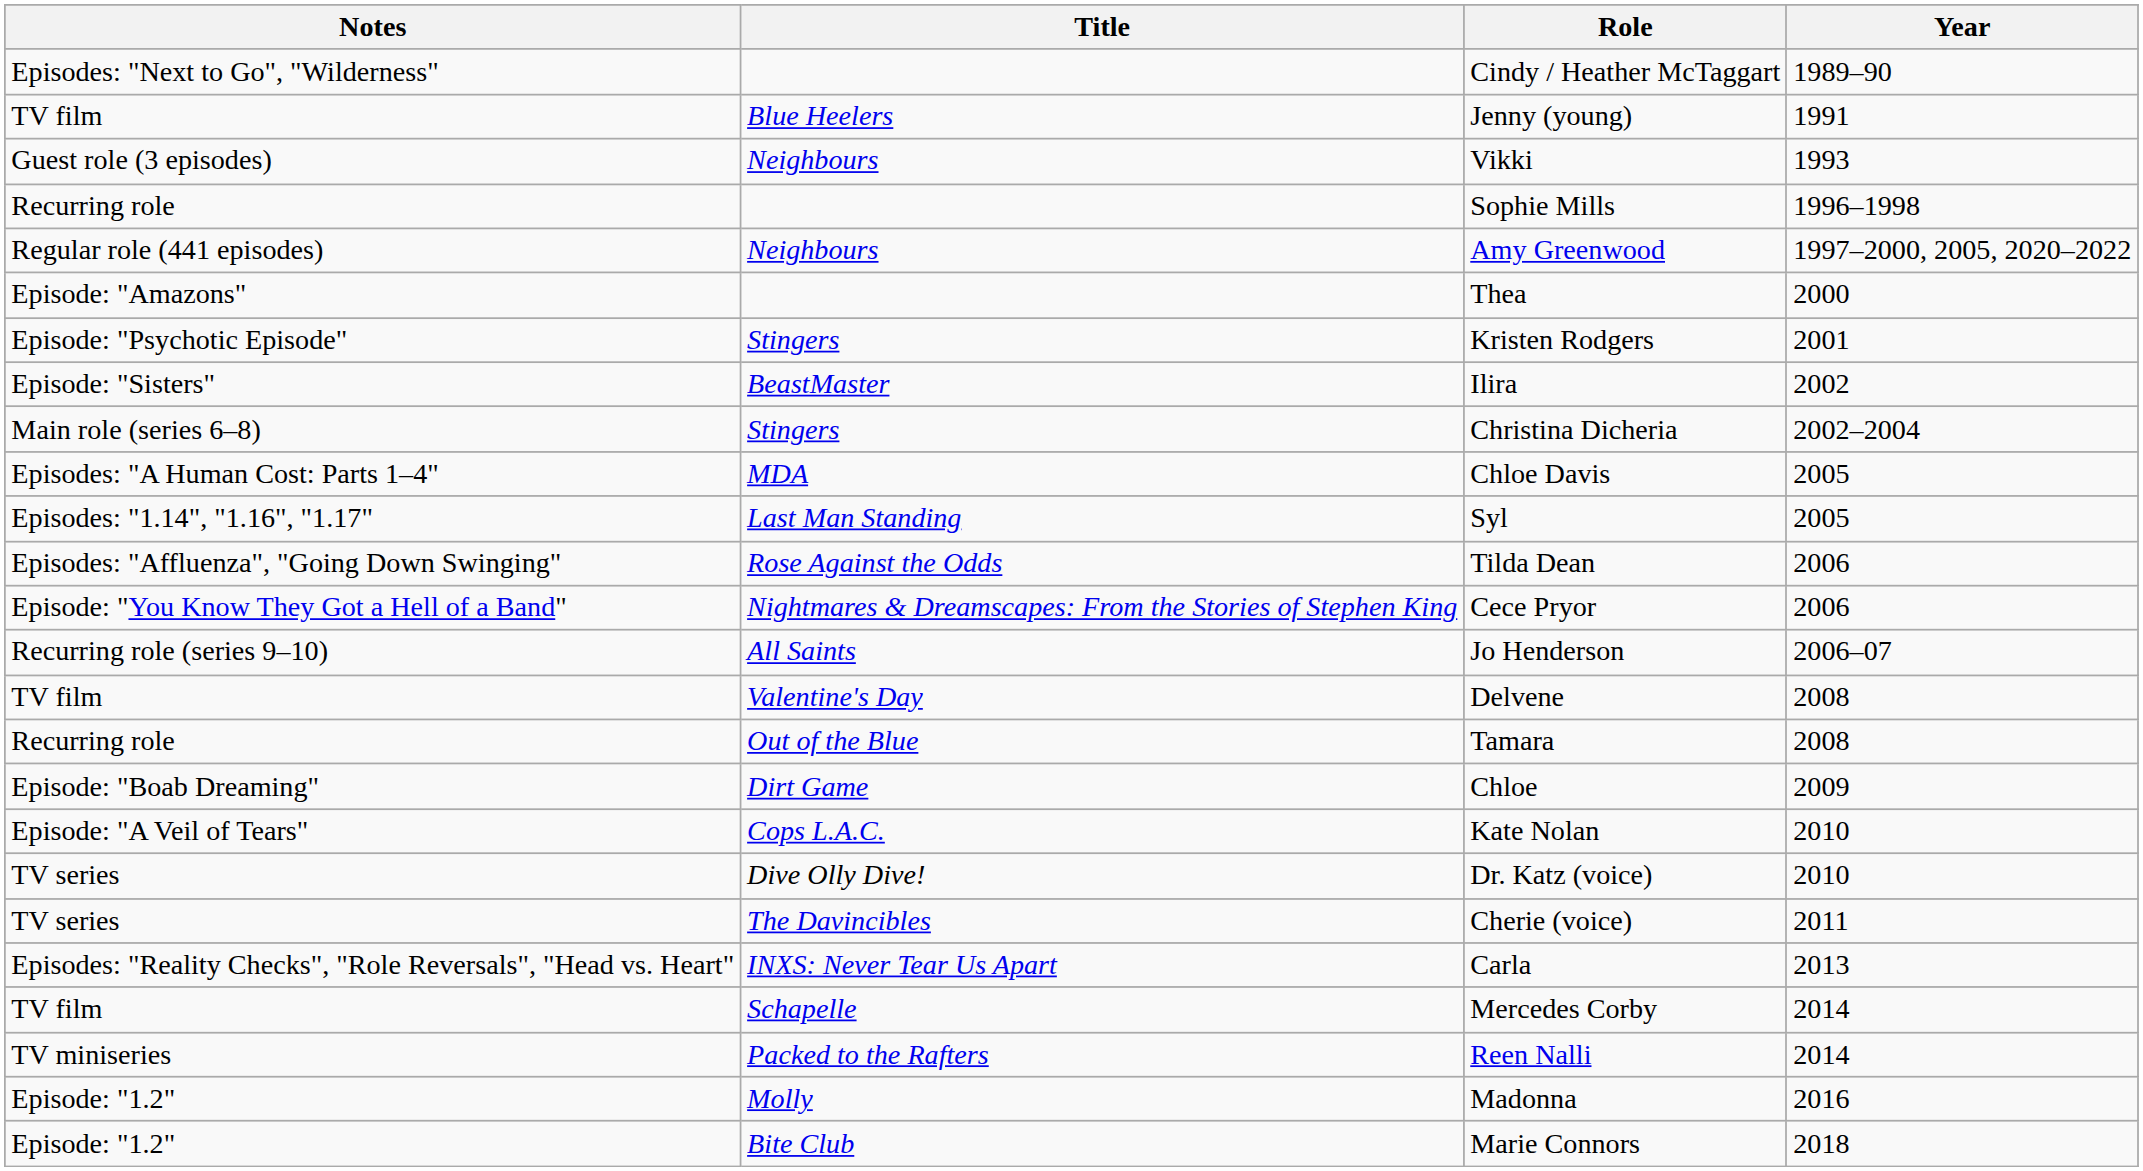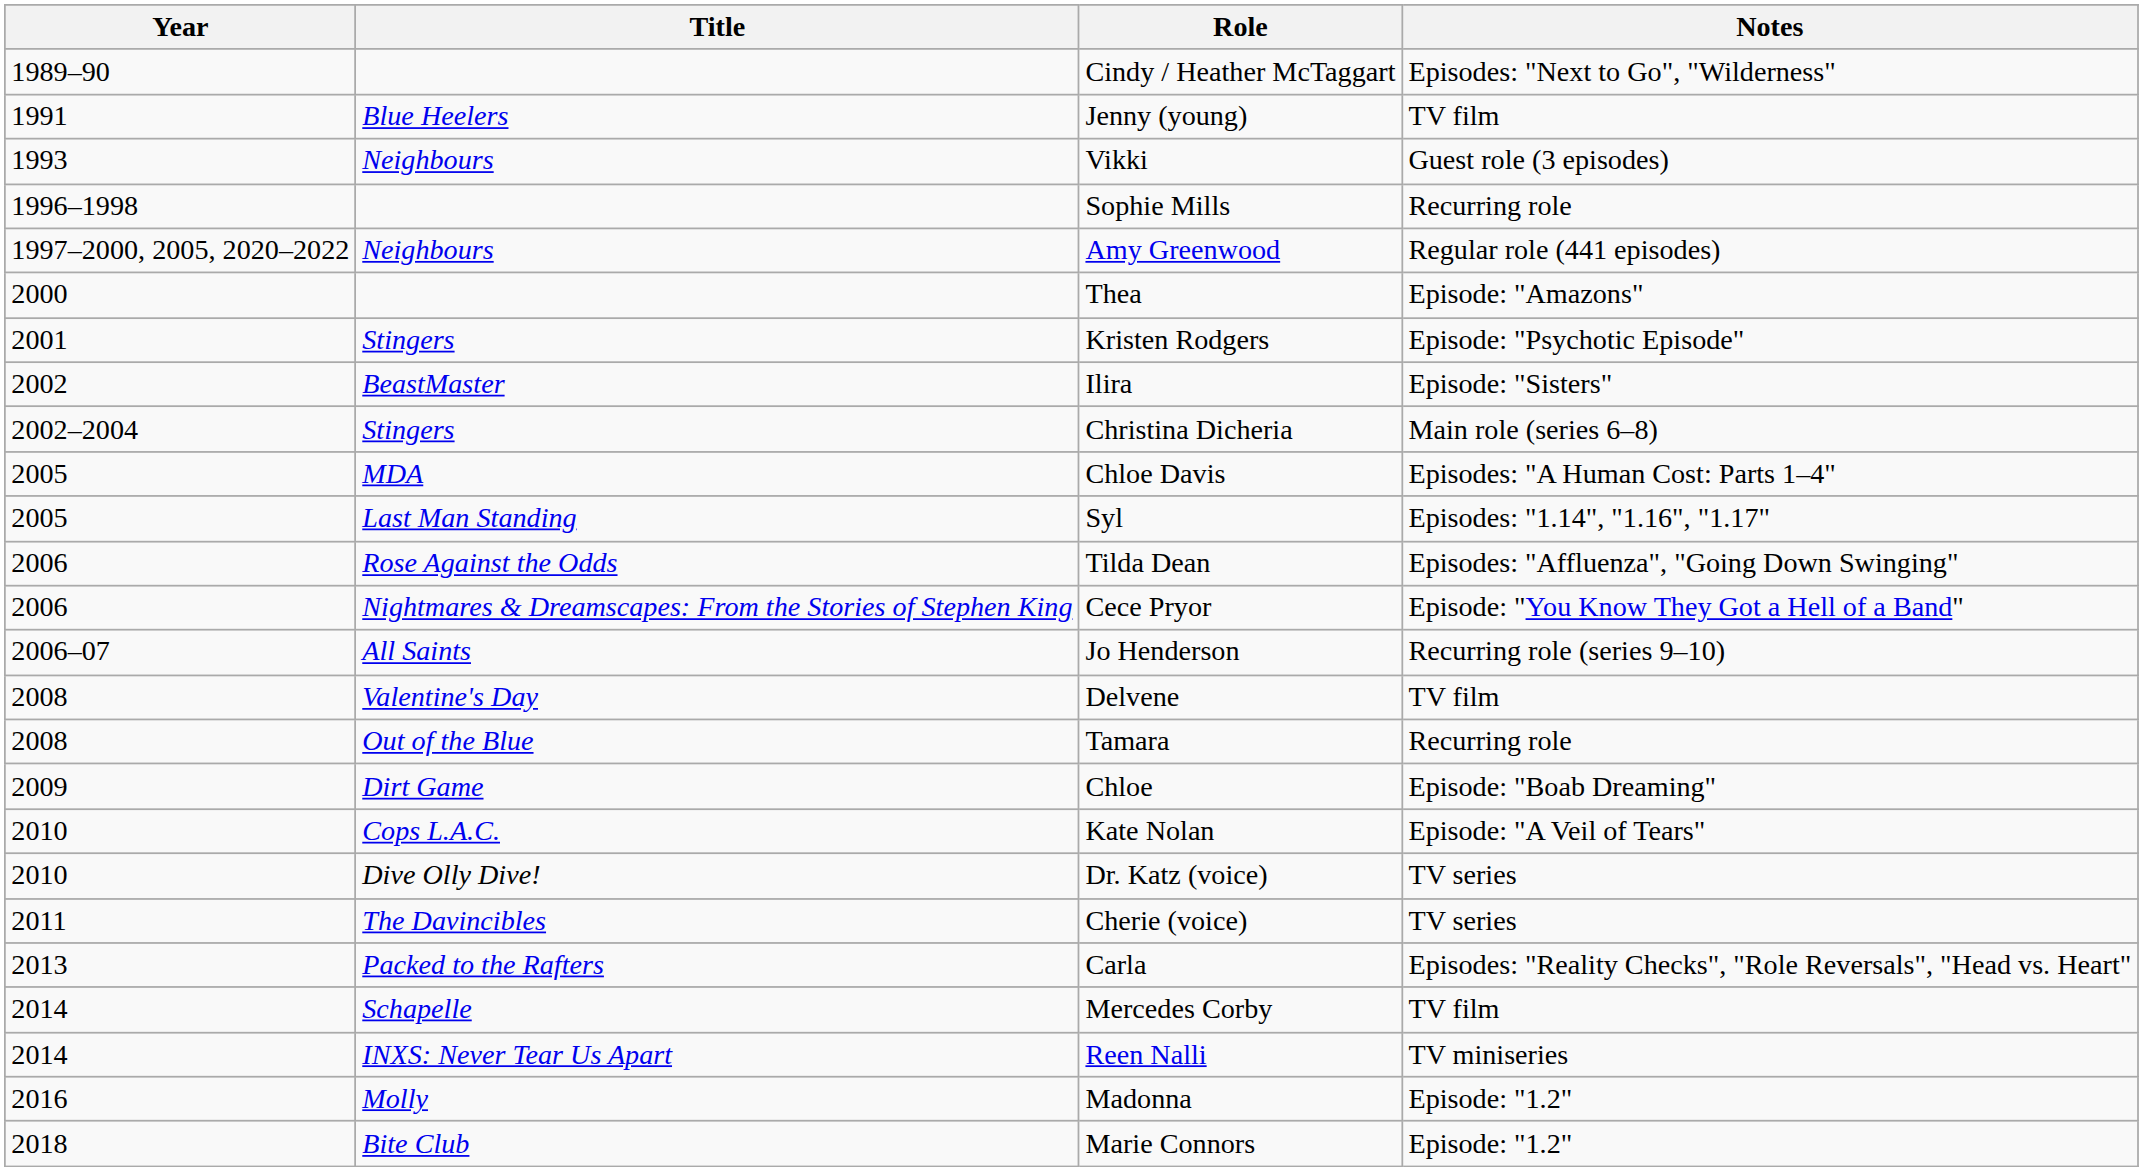columns swapped: (1962, 26) <-> (373, 26)
(902, 964) INXS: Never Tear Us Apart -> (483, 964) Packed to the Rafters
(868, 1054) Packed to the Rafters -> (517, 1054) INXS: Never Tear Us Apart
